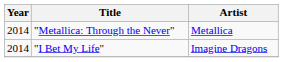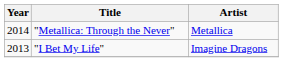(18, 48) 2014 -> (18, 48) 2013
